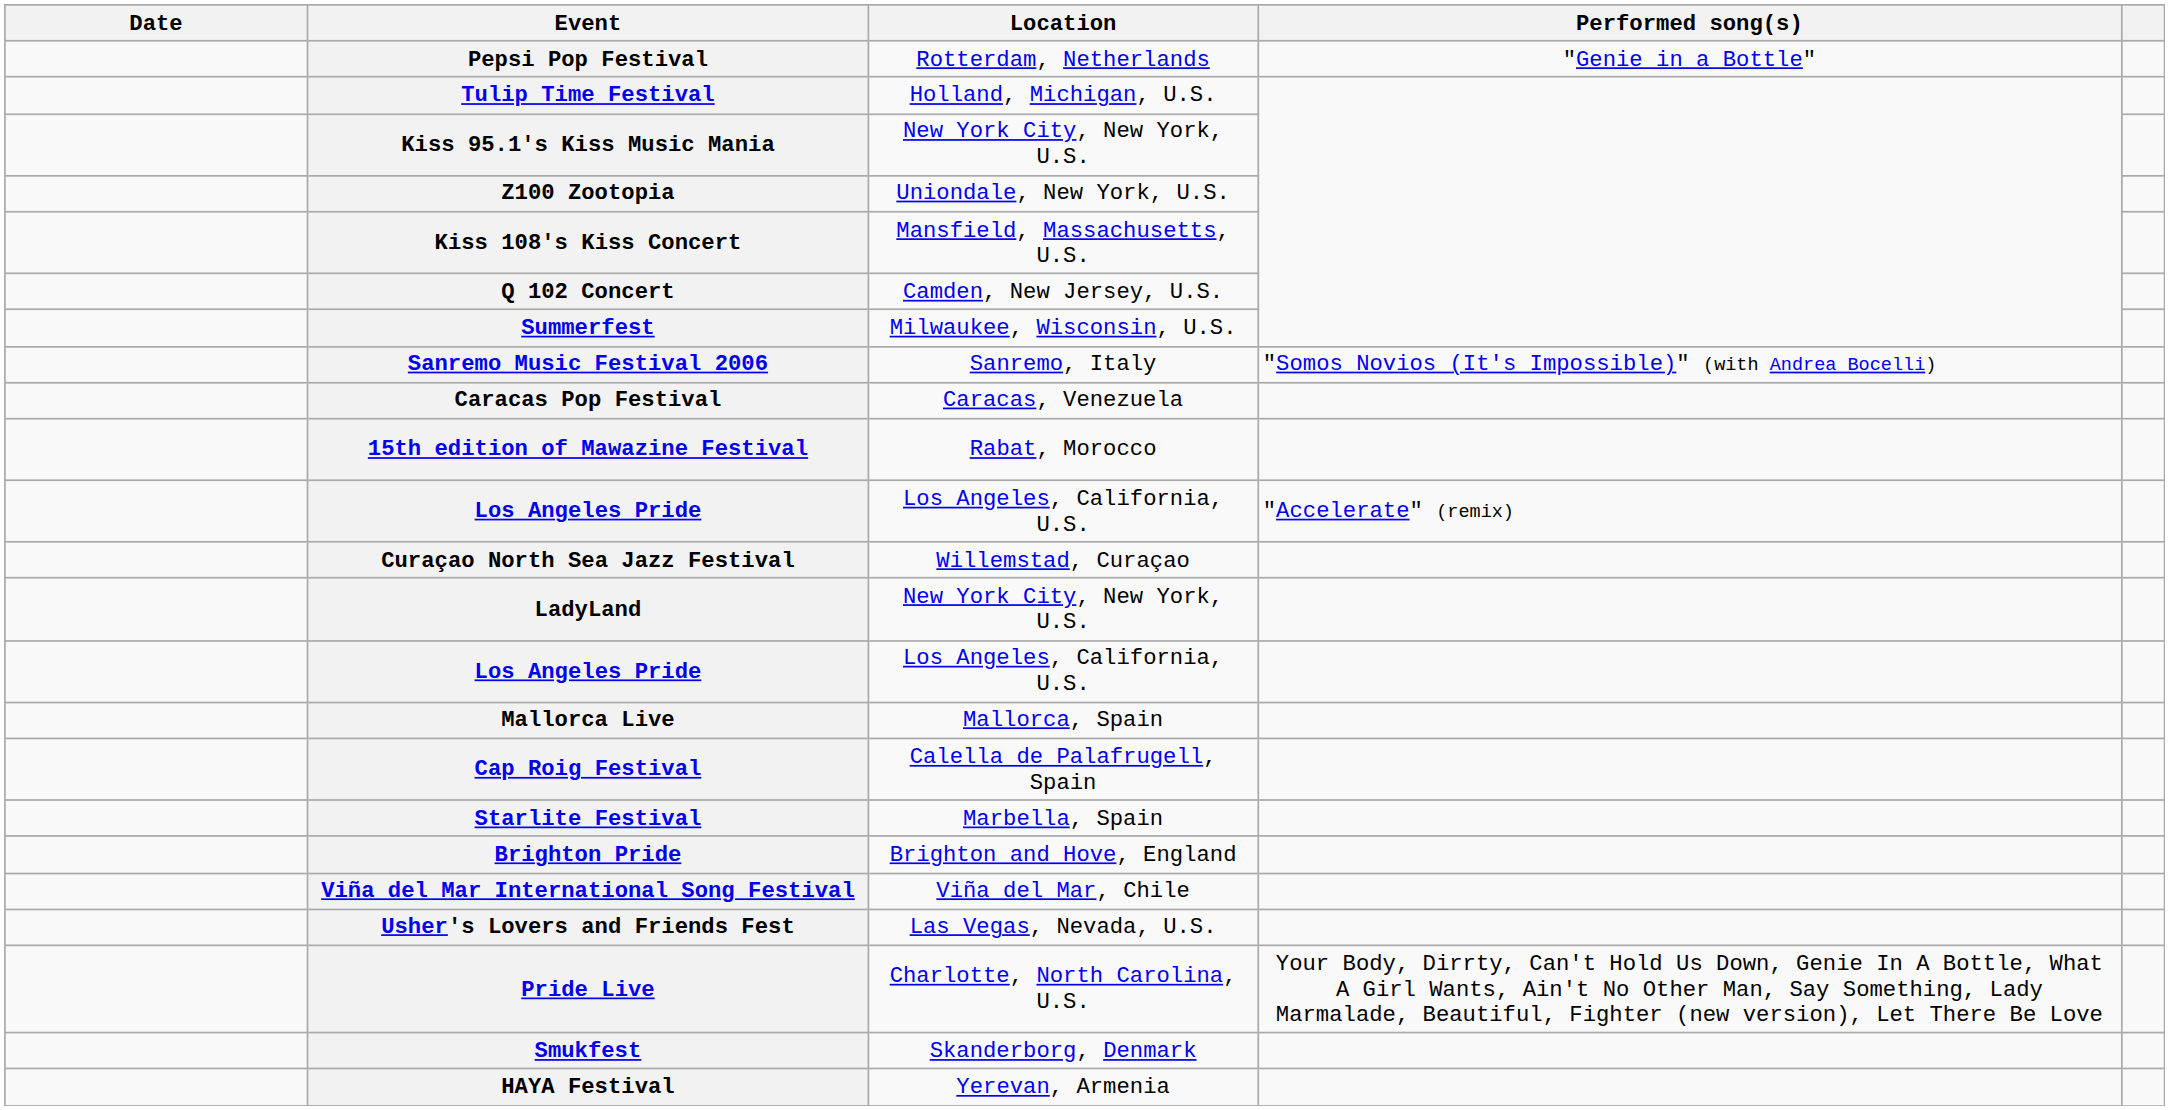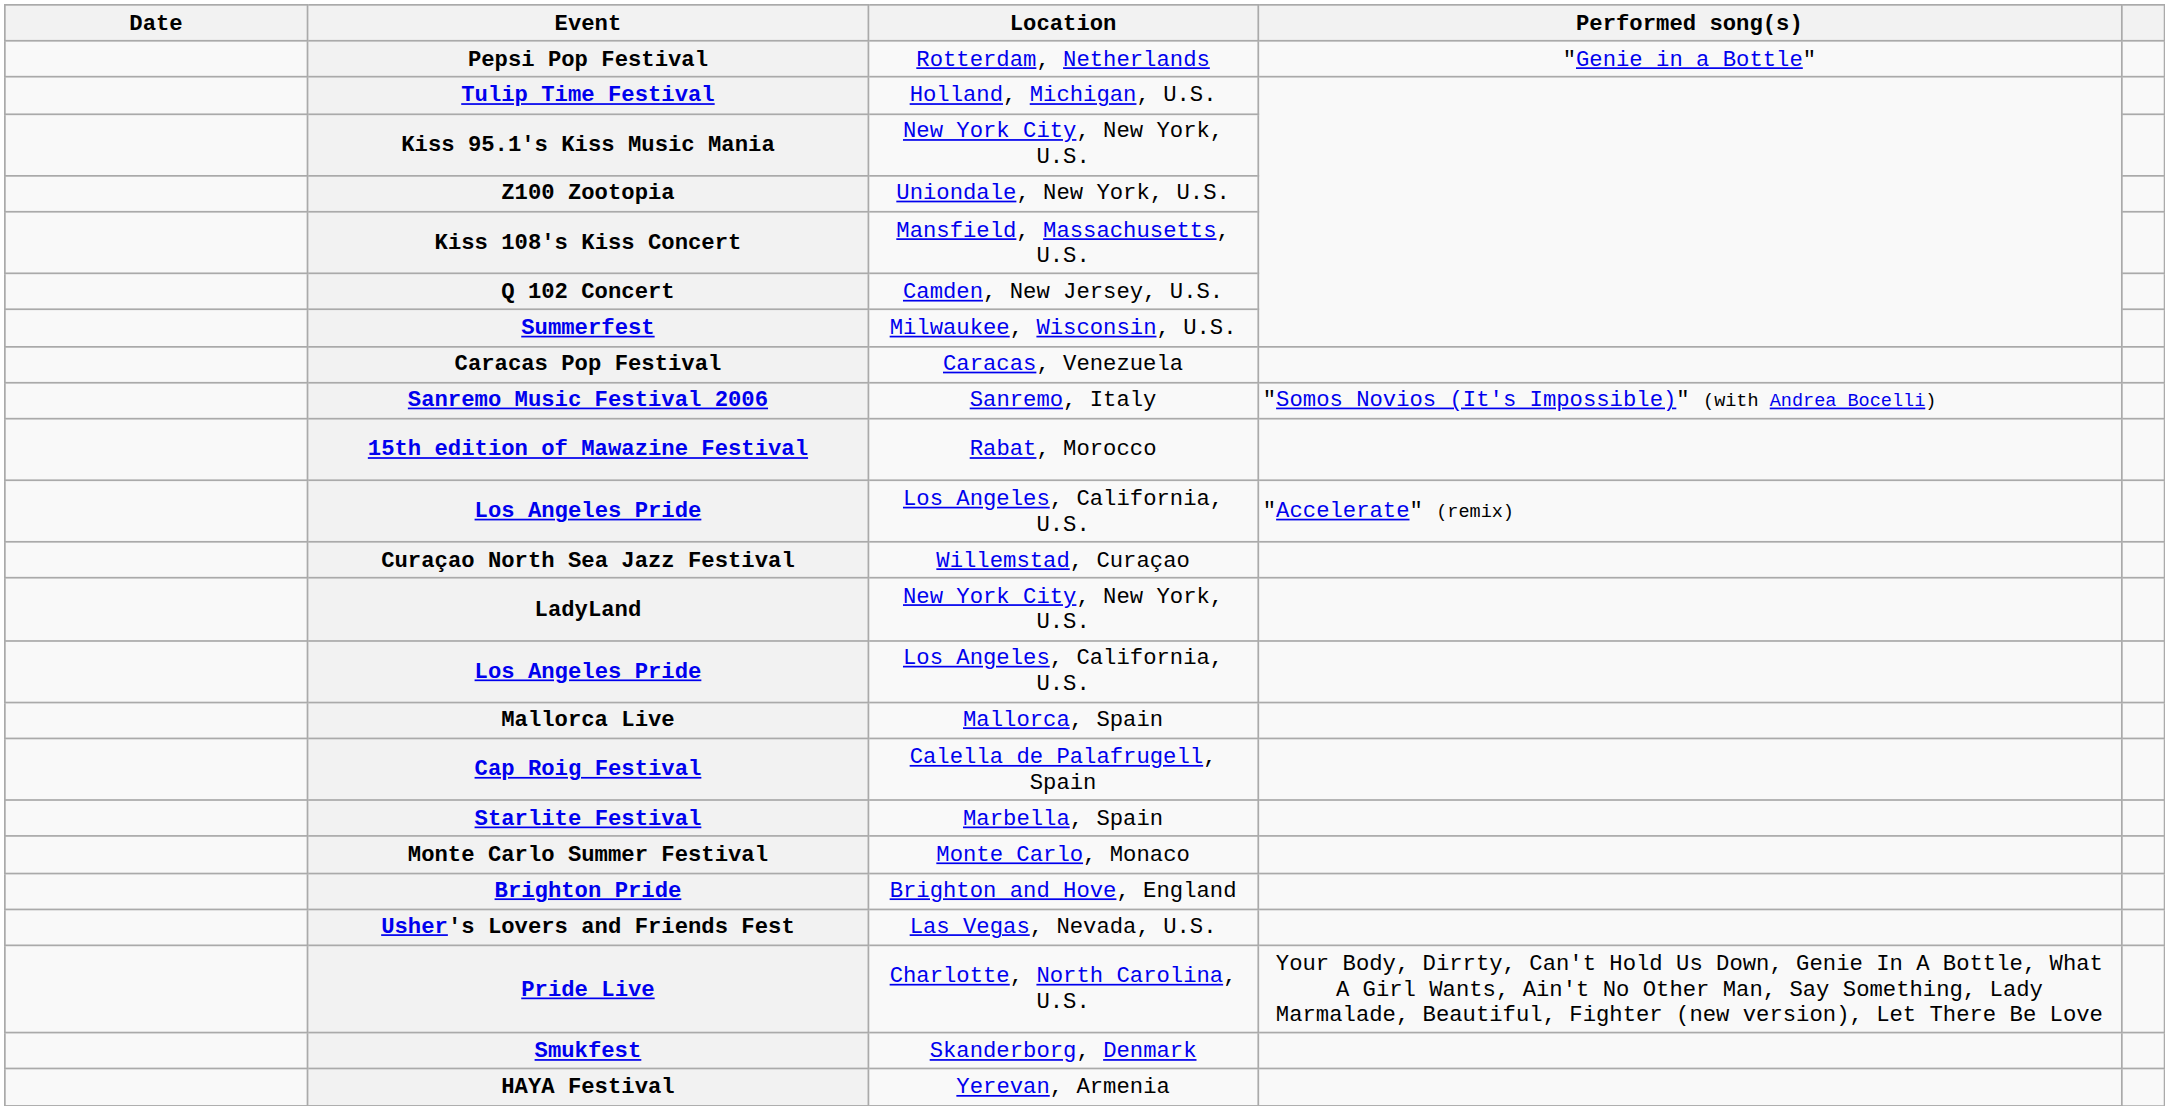rows swapped: (588, 400) <-> (588, 364)
+ row: (588, 855)
- row: (588, 891)
